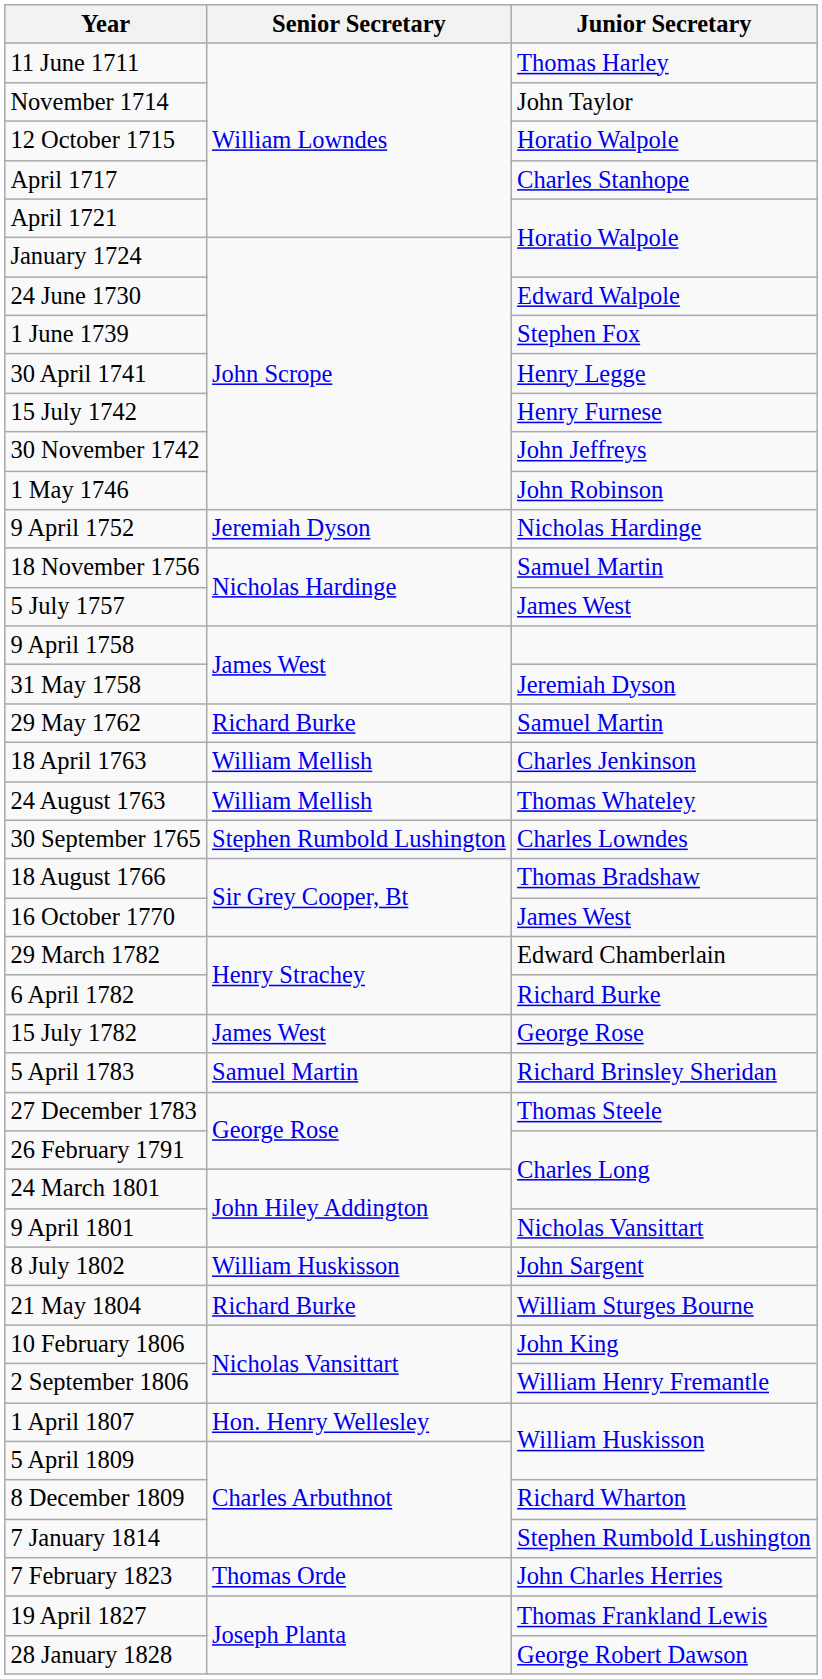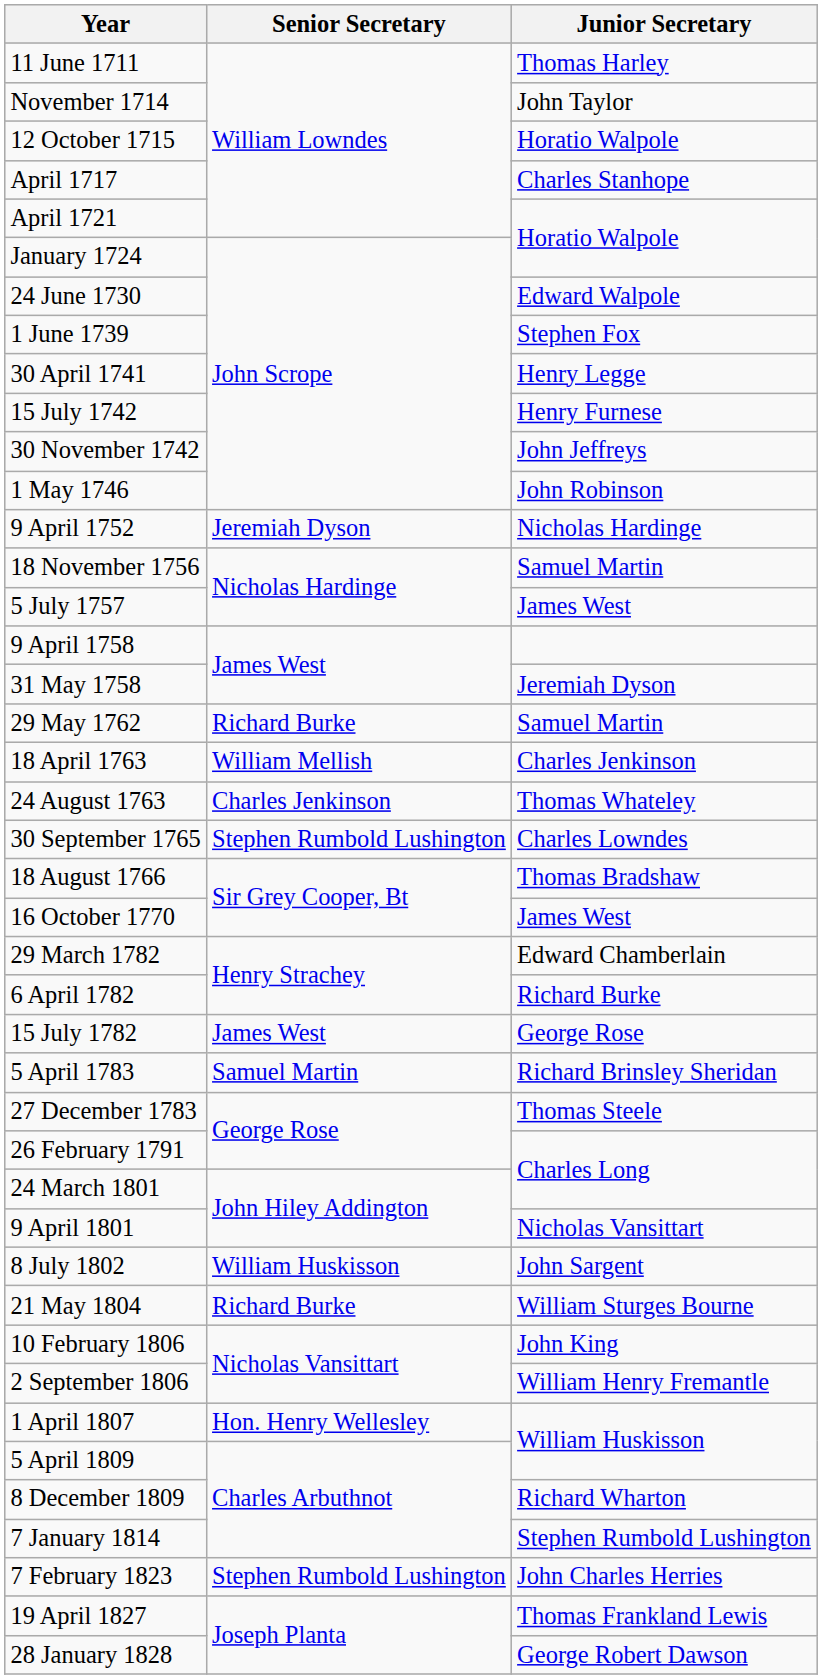(292, 800) William Mellish -> (301, 800) Charles Jenkinson
(279, 1576) Thomas Orde -> (359, 1576) Stephen Rumbold Lushington
